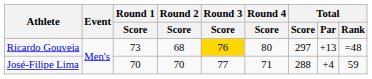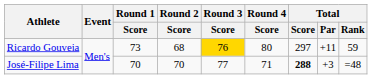(328, 47) +13 -> (328, 47) +11
(353, 47) =48 -> (353, 47) 59
(303, 65) normal -> (303, 65) bold
(328, 65) +4 -> (328, 65) +3
(353, 65) 59 -> (353, 65) =48
